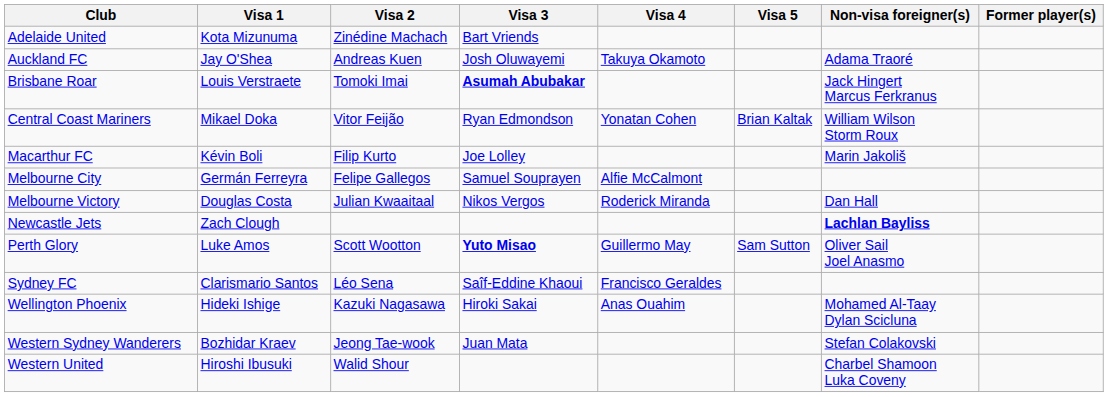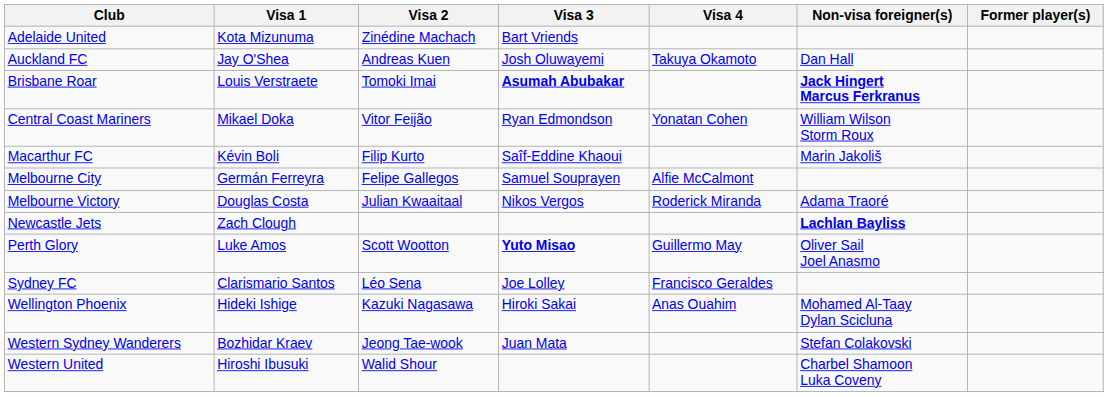- column: (778, 15)
(869, 59) Adama Traoré -> (827, 59) Dan Hall
(881, 89) normal -> (860, 89) bold
(494, 157) Joe Lolley -> (562, 157) Saîf-Eddine Khaoui
(851, 201) Dan Hall -> (844, 201) Adama Traoré
(522, 283) Saîf-Eddine Khaoui -> (533, 283) Joe Lolley
